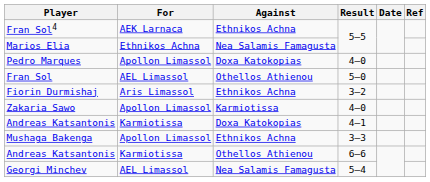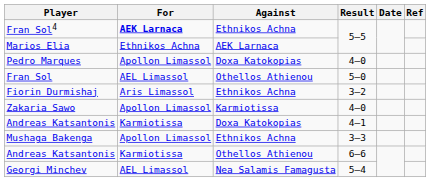(151, 29) normal -> (151, 29) bold
(276, 45) Nea Salamis Famagusta -> (247, 45) AEK Larnaca
